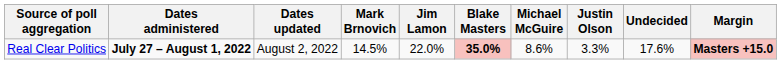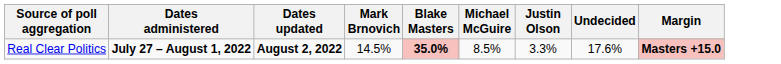- column: (427, 22)
(297, 49) normal -> (299, 49) bold
(539, 49) 8.6% -> (487, 49) 8.5%
